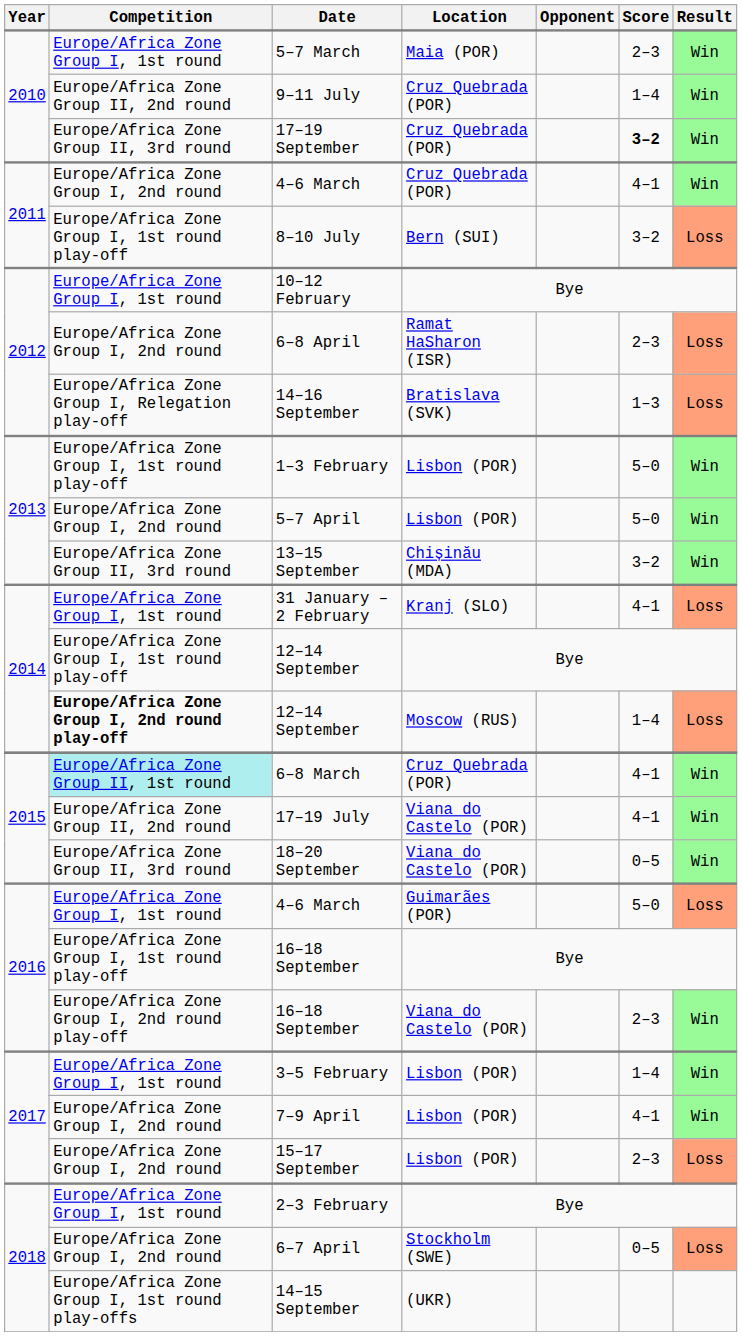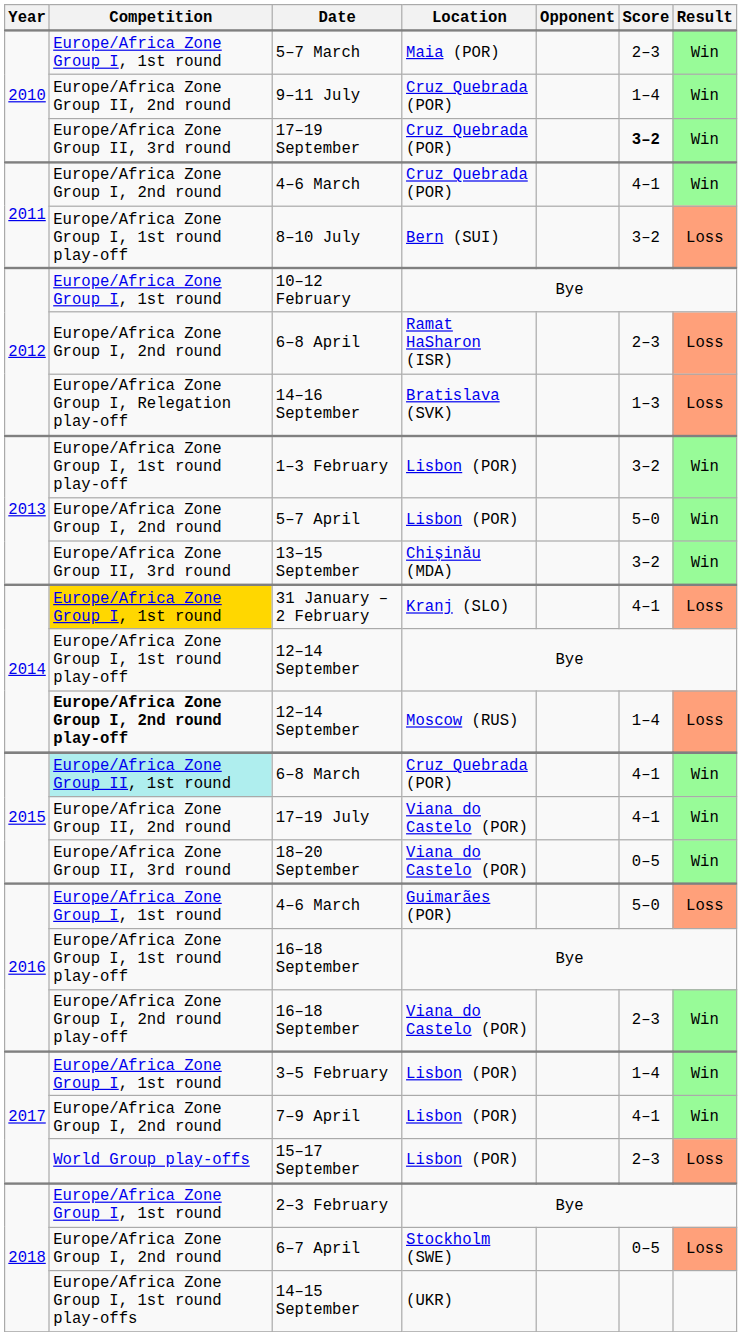(646, 467) 5–0 -> (646, 467) 3–2
(137, 607) no background -> (137, 607) gold background
(137, 1161) Europe/Africa Zone Group I, 2nd round -> (151, 1161) World Group play-offs
